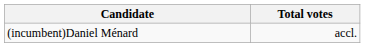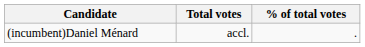+ column: (306, 14)
